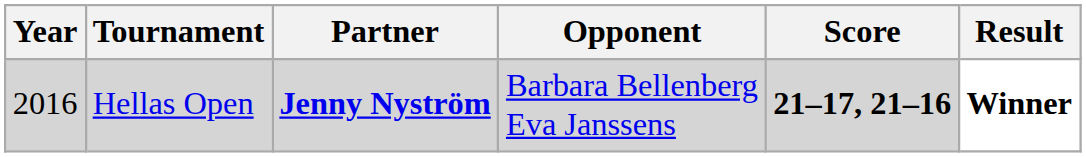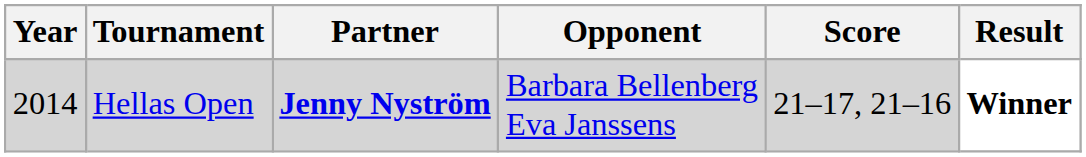(45, 104) 2016 -> (45, 104) 2014
(862, 104) bold -> (862, 104) normal
